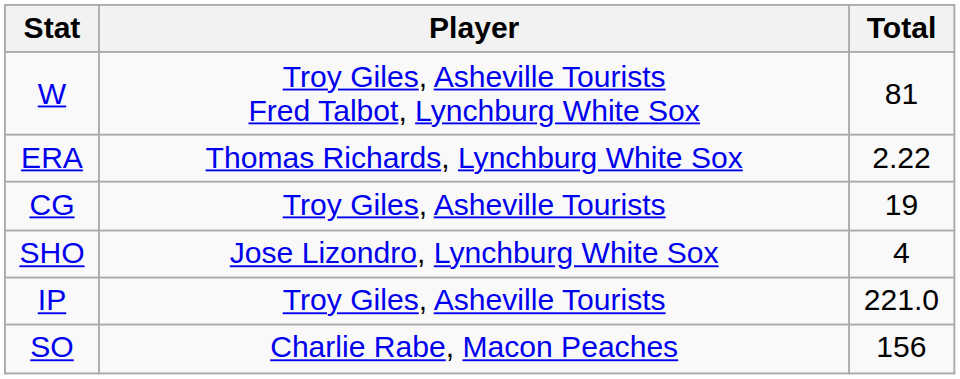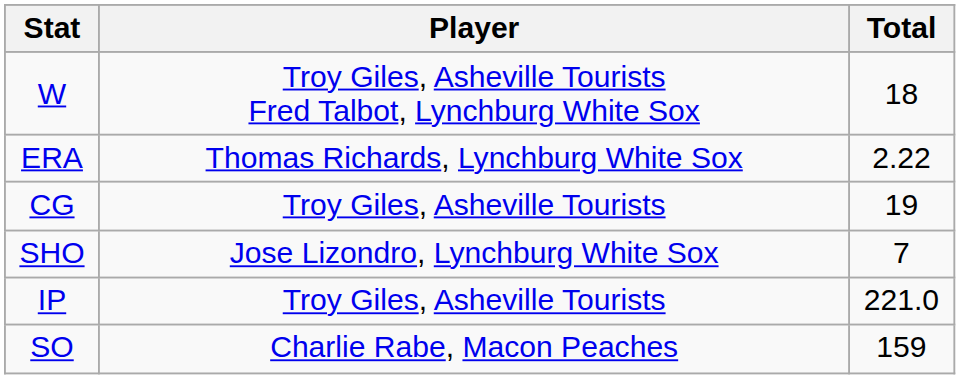(901, 92) 81 -> (901, 92) 18
(901, 253) 4 -> (901, 253) 7
(901, 348) 156 -> (901, 348) 159
